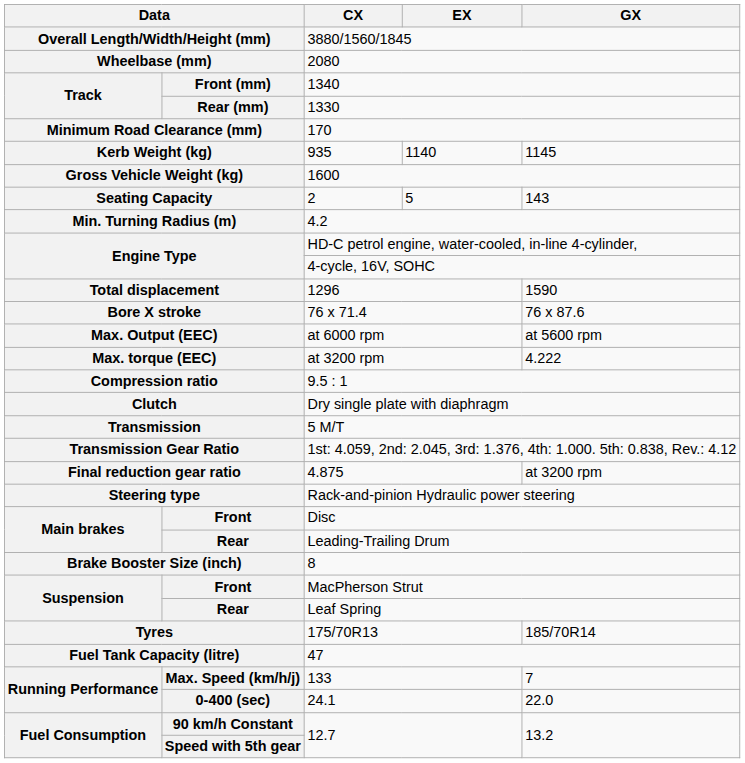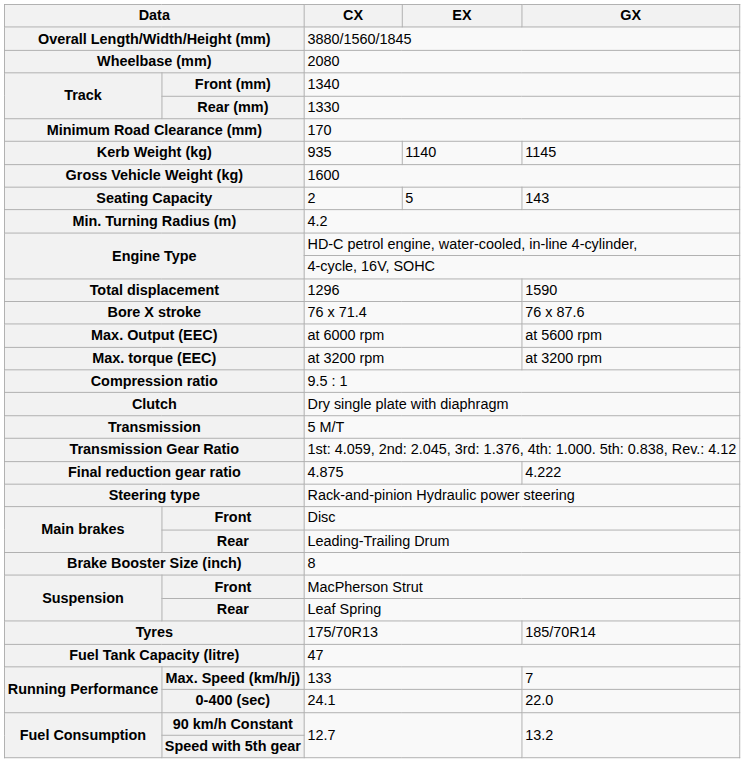(543, 358) 4.222 -> (564, 358) at 3200 rpm
(564, 472) at 3200 rpm -> (543, 472) 4.222
